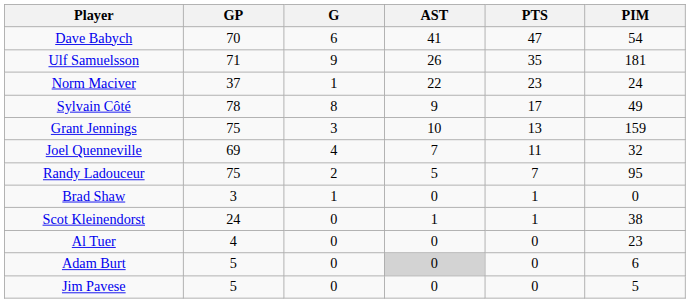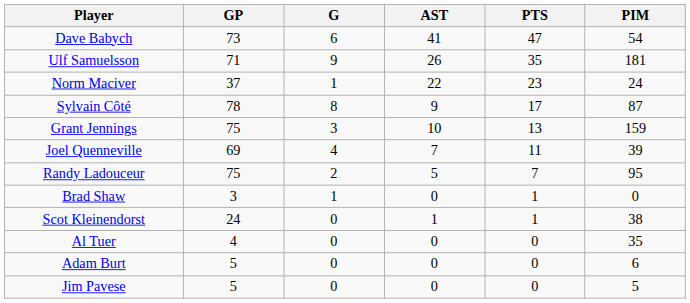(233, 38) 70 -> (233, 38) 73
(635, 106) 49 -> (635, 106) 87
(635, 151) 32 -> (635, 151) 39
(635, 241) 23 -> (635, 241) 35
(434, 264) lightgrey background -> (434, 264) no background
